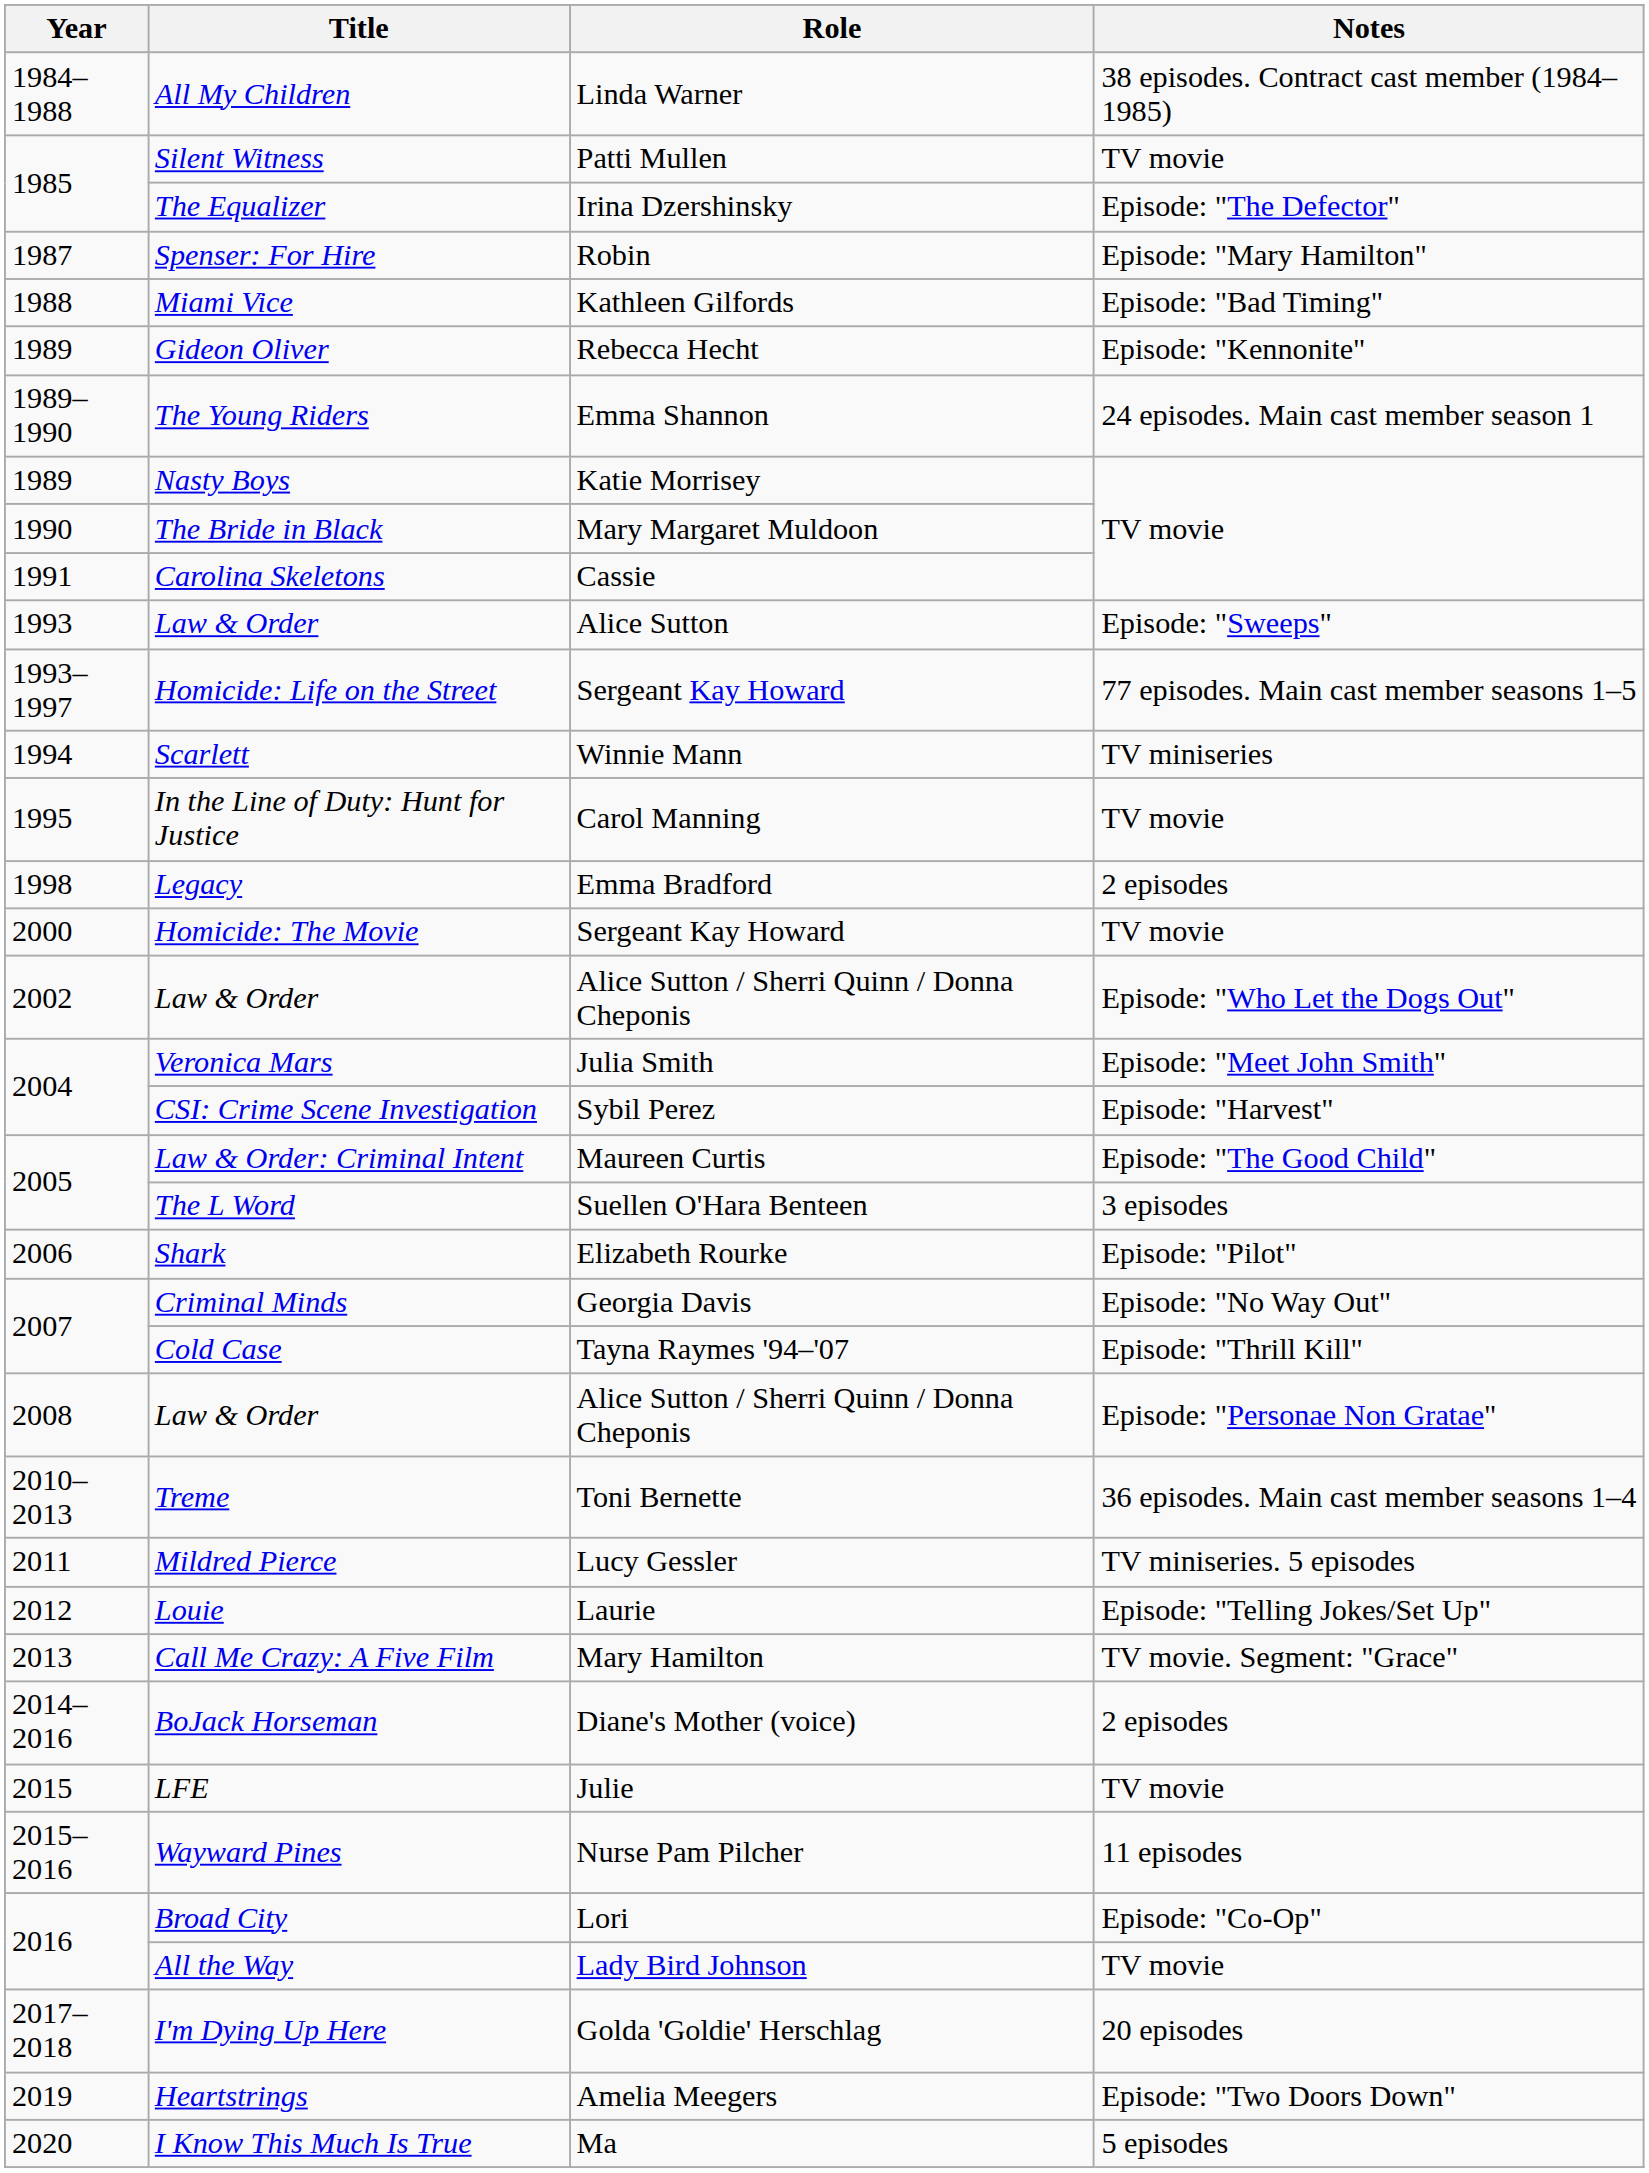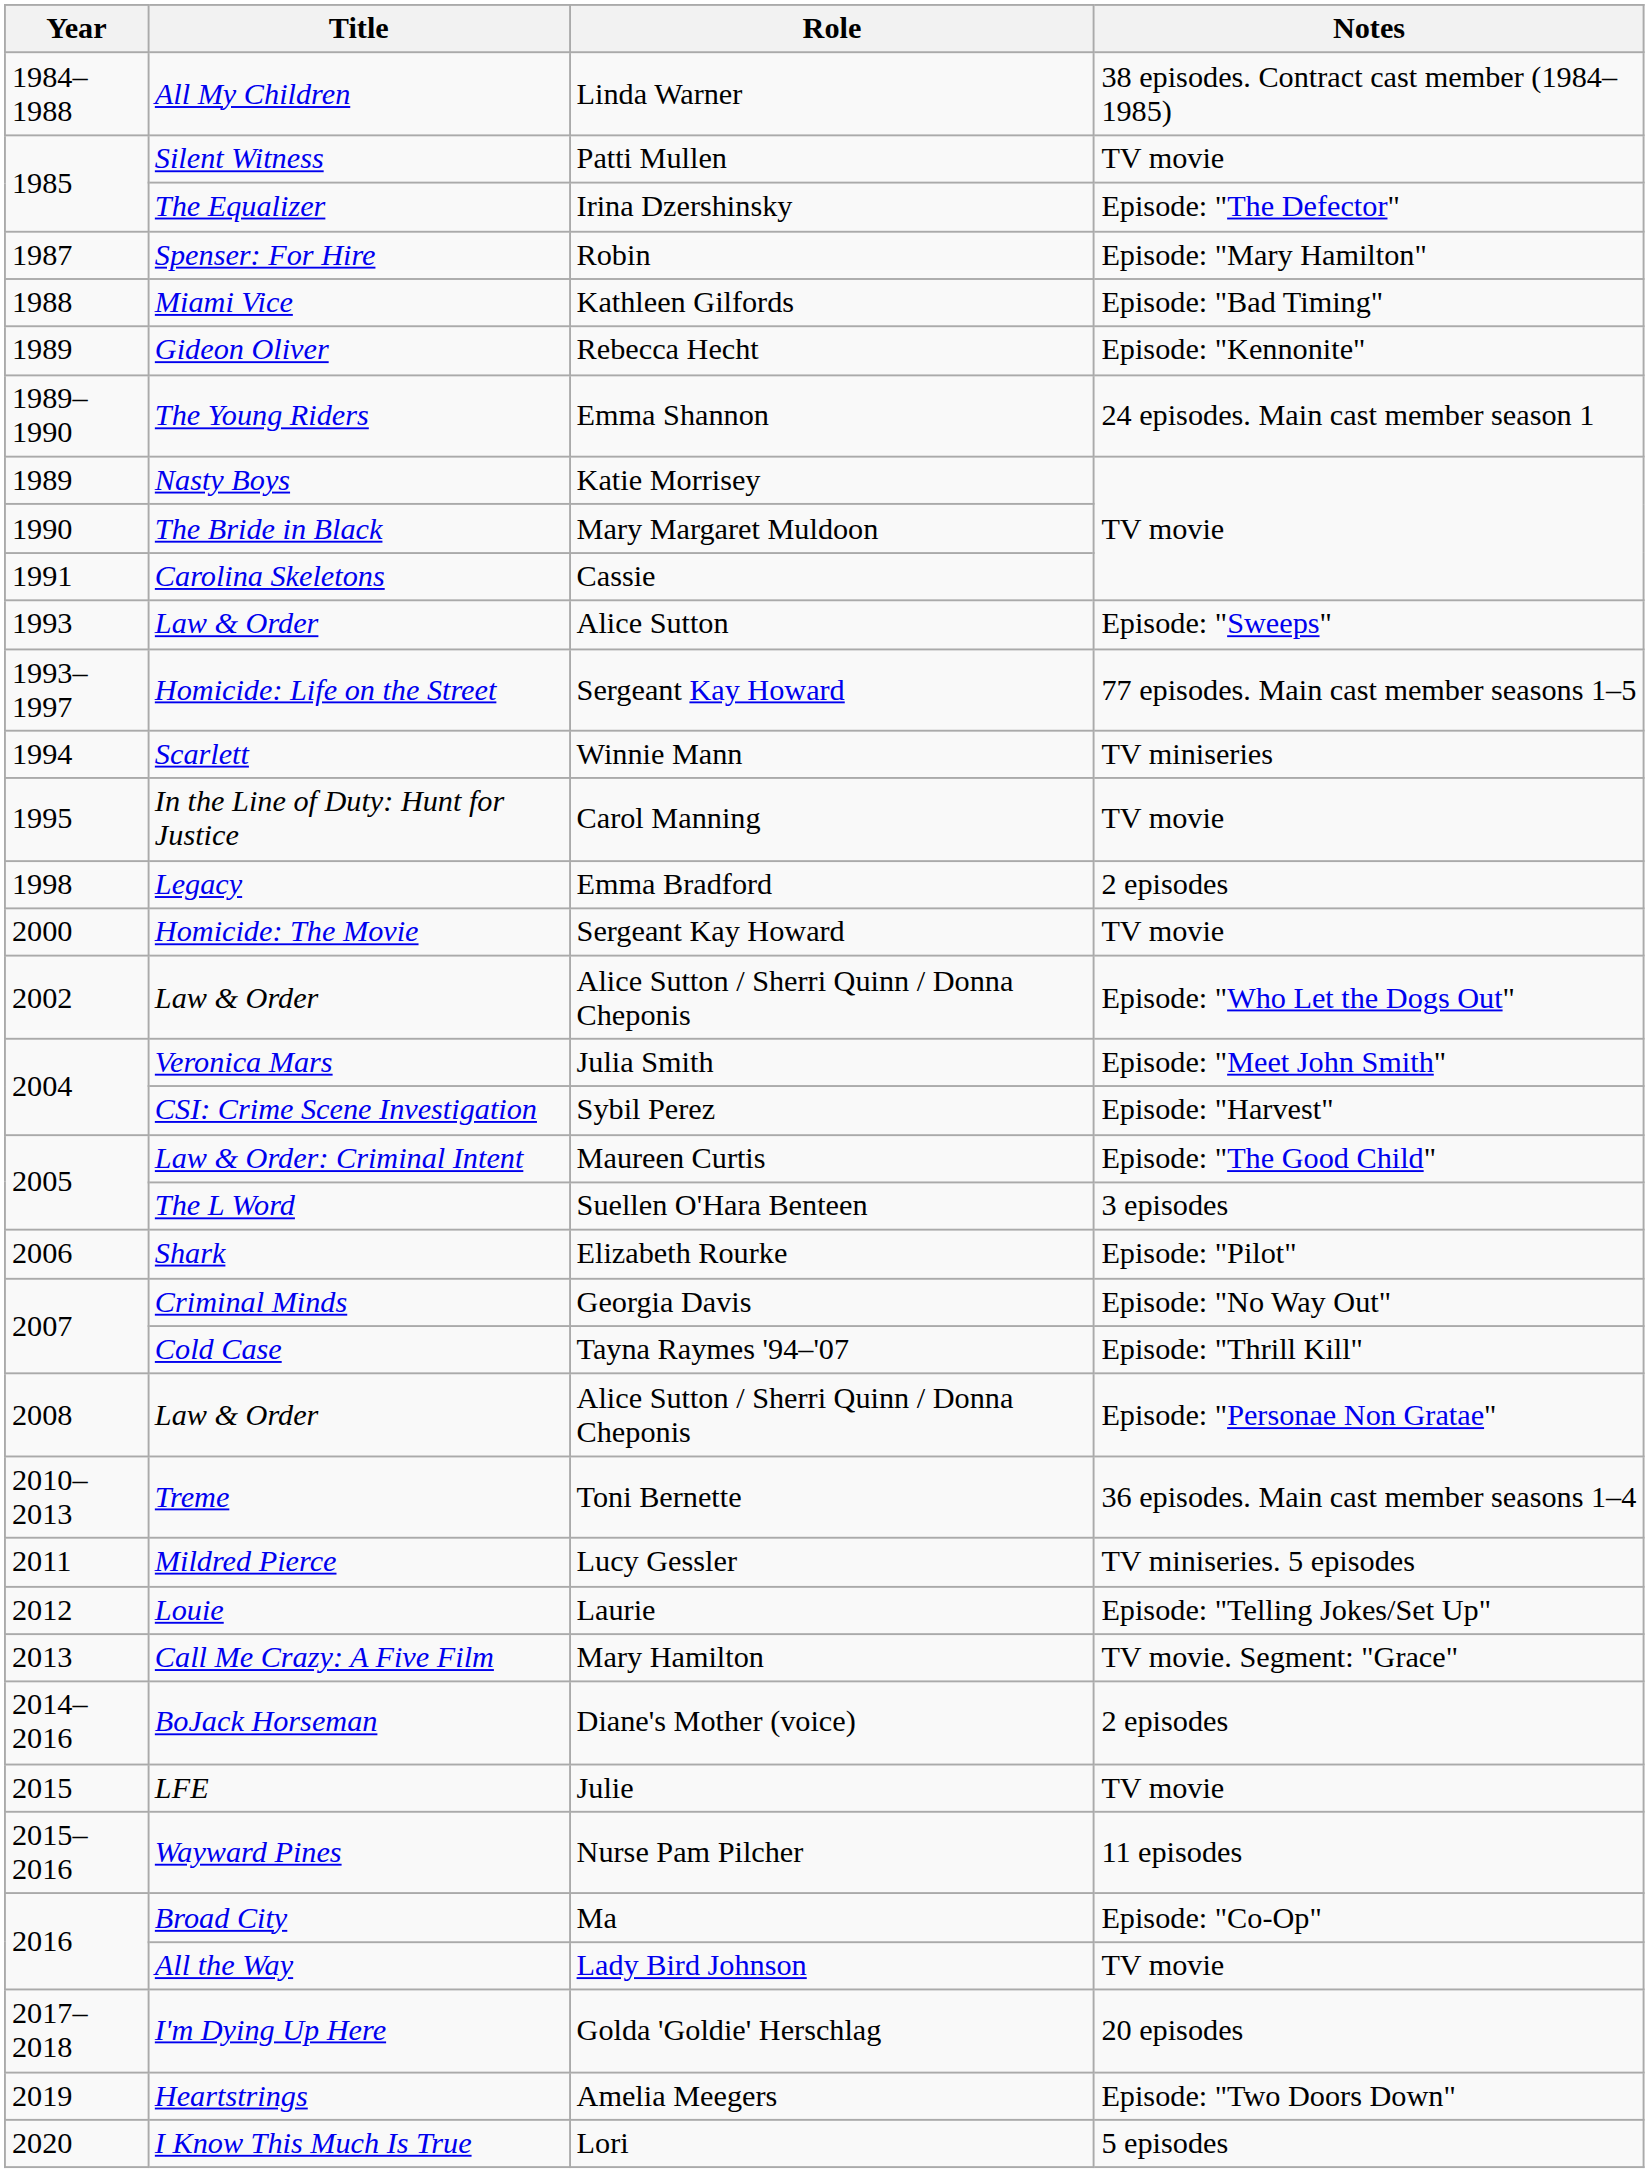(603, 1917) Lori -> (597, 1917) Ma
(597, 2143) Ma -> (603, 2143) Lori
